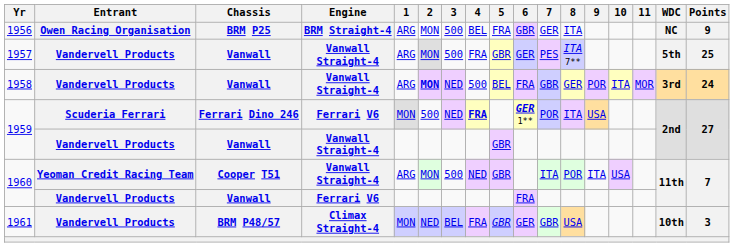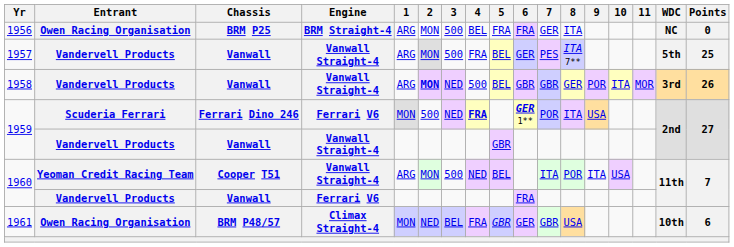(525, 30) GBR -> (525, 30) FRA
(708, 30) 9 -> (708, 30) 0
(501, 54) GBR -> (501, 54) BEL
(525, 84) FRA -> (525, 84) GBR
(708, 84) 24 -> (708, 84) 26
(501, 174) GBR -> (501, 174) BEL
(115, 221) Vandervell Products -> (115, 221) Owen Racing Organisation
(708, 221) 3 -> (708, 221) 6
